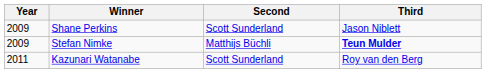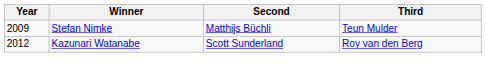- row: (84, 28)
(372, 44) bold -> (370, 28) normal
(17, 60) 2011 -> (18, 44) 2012
